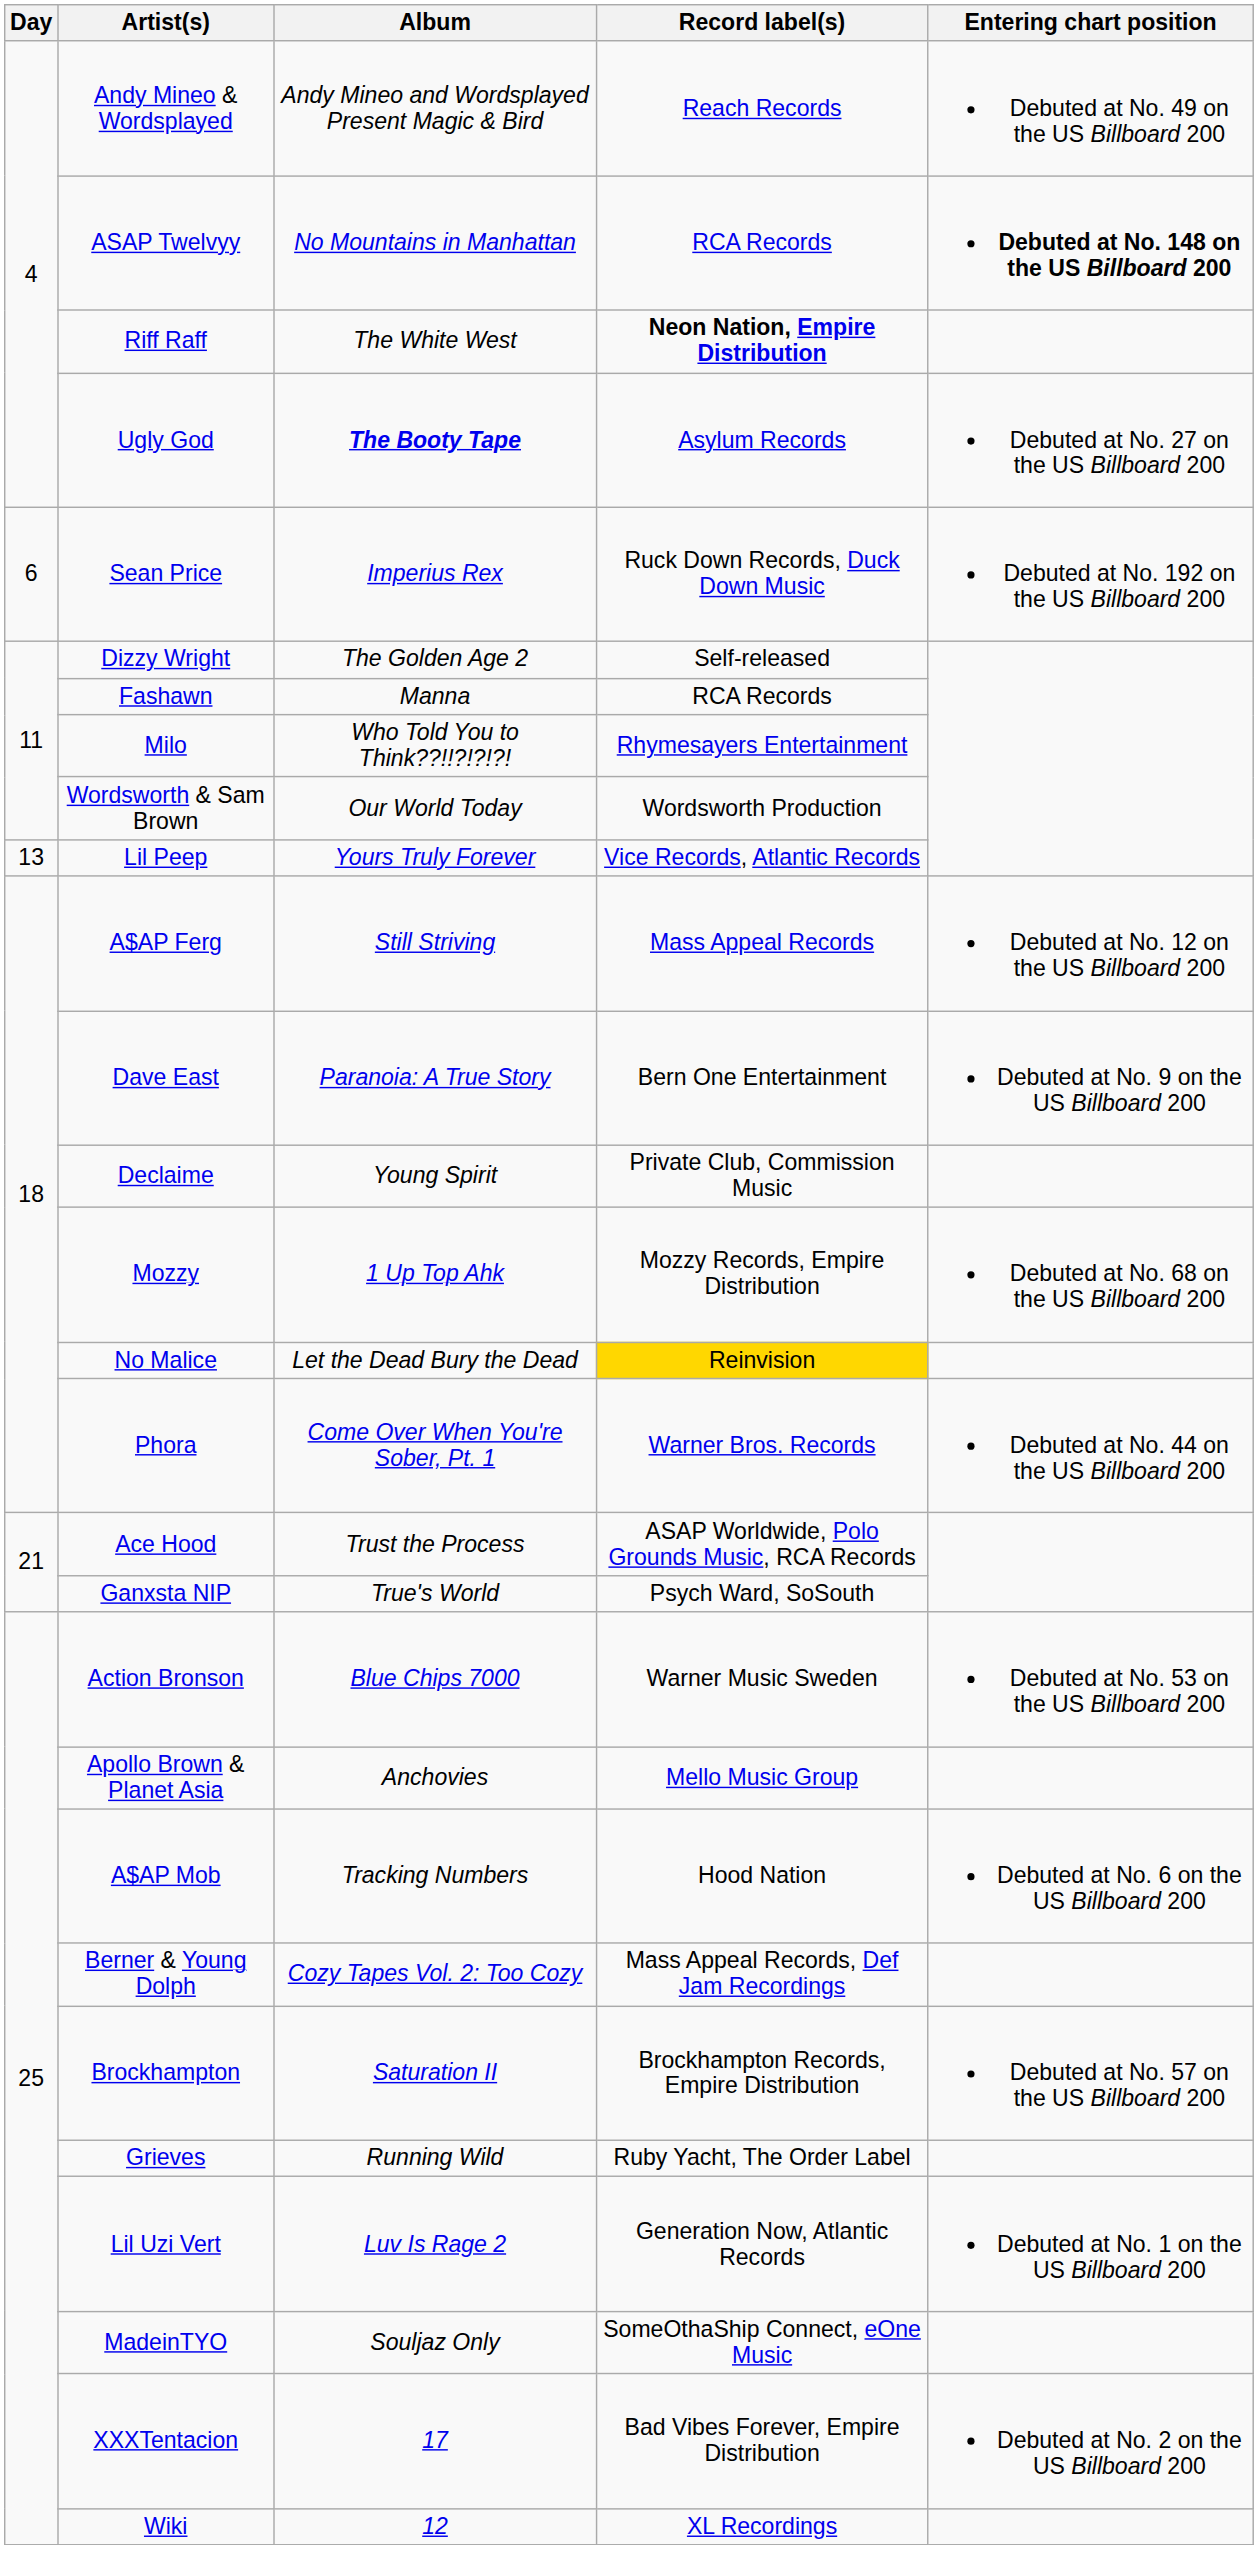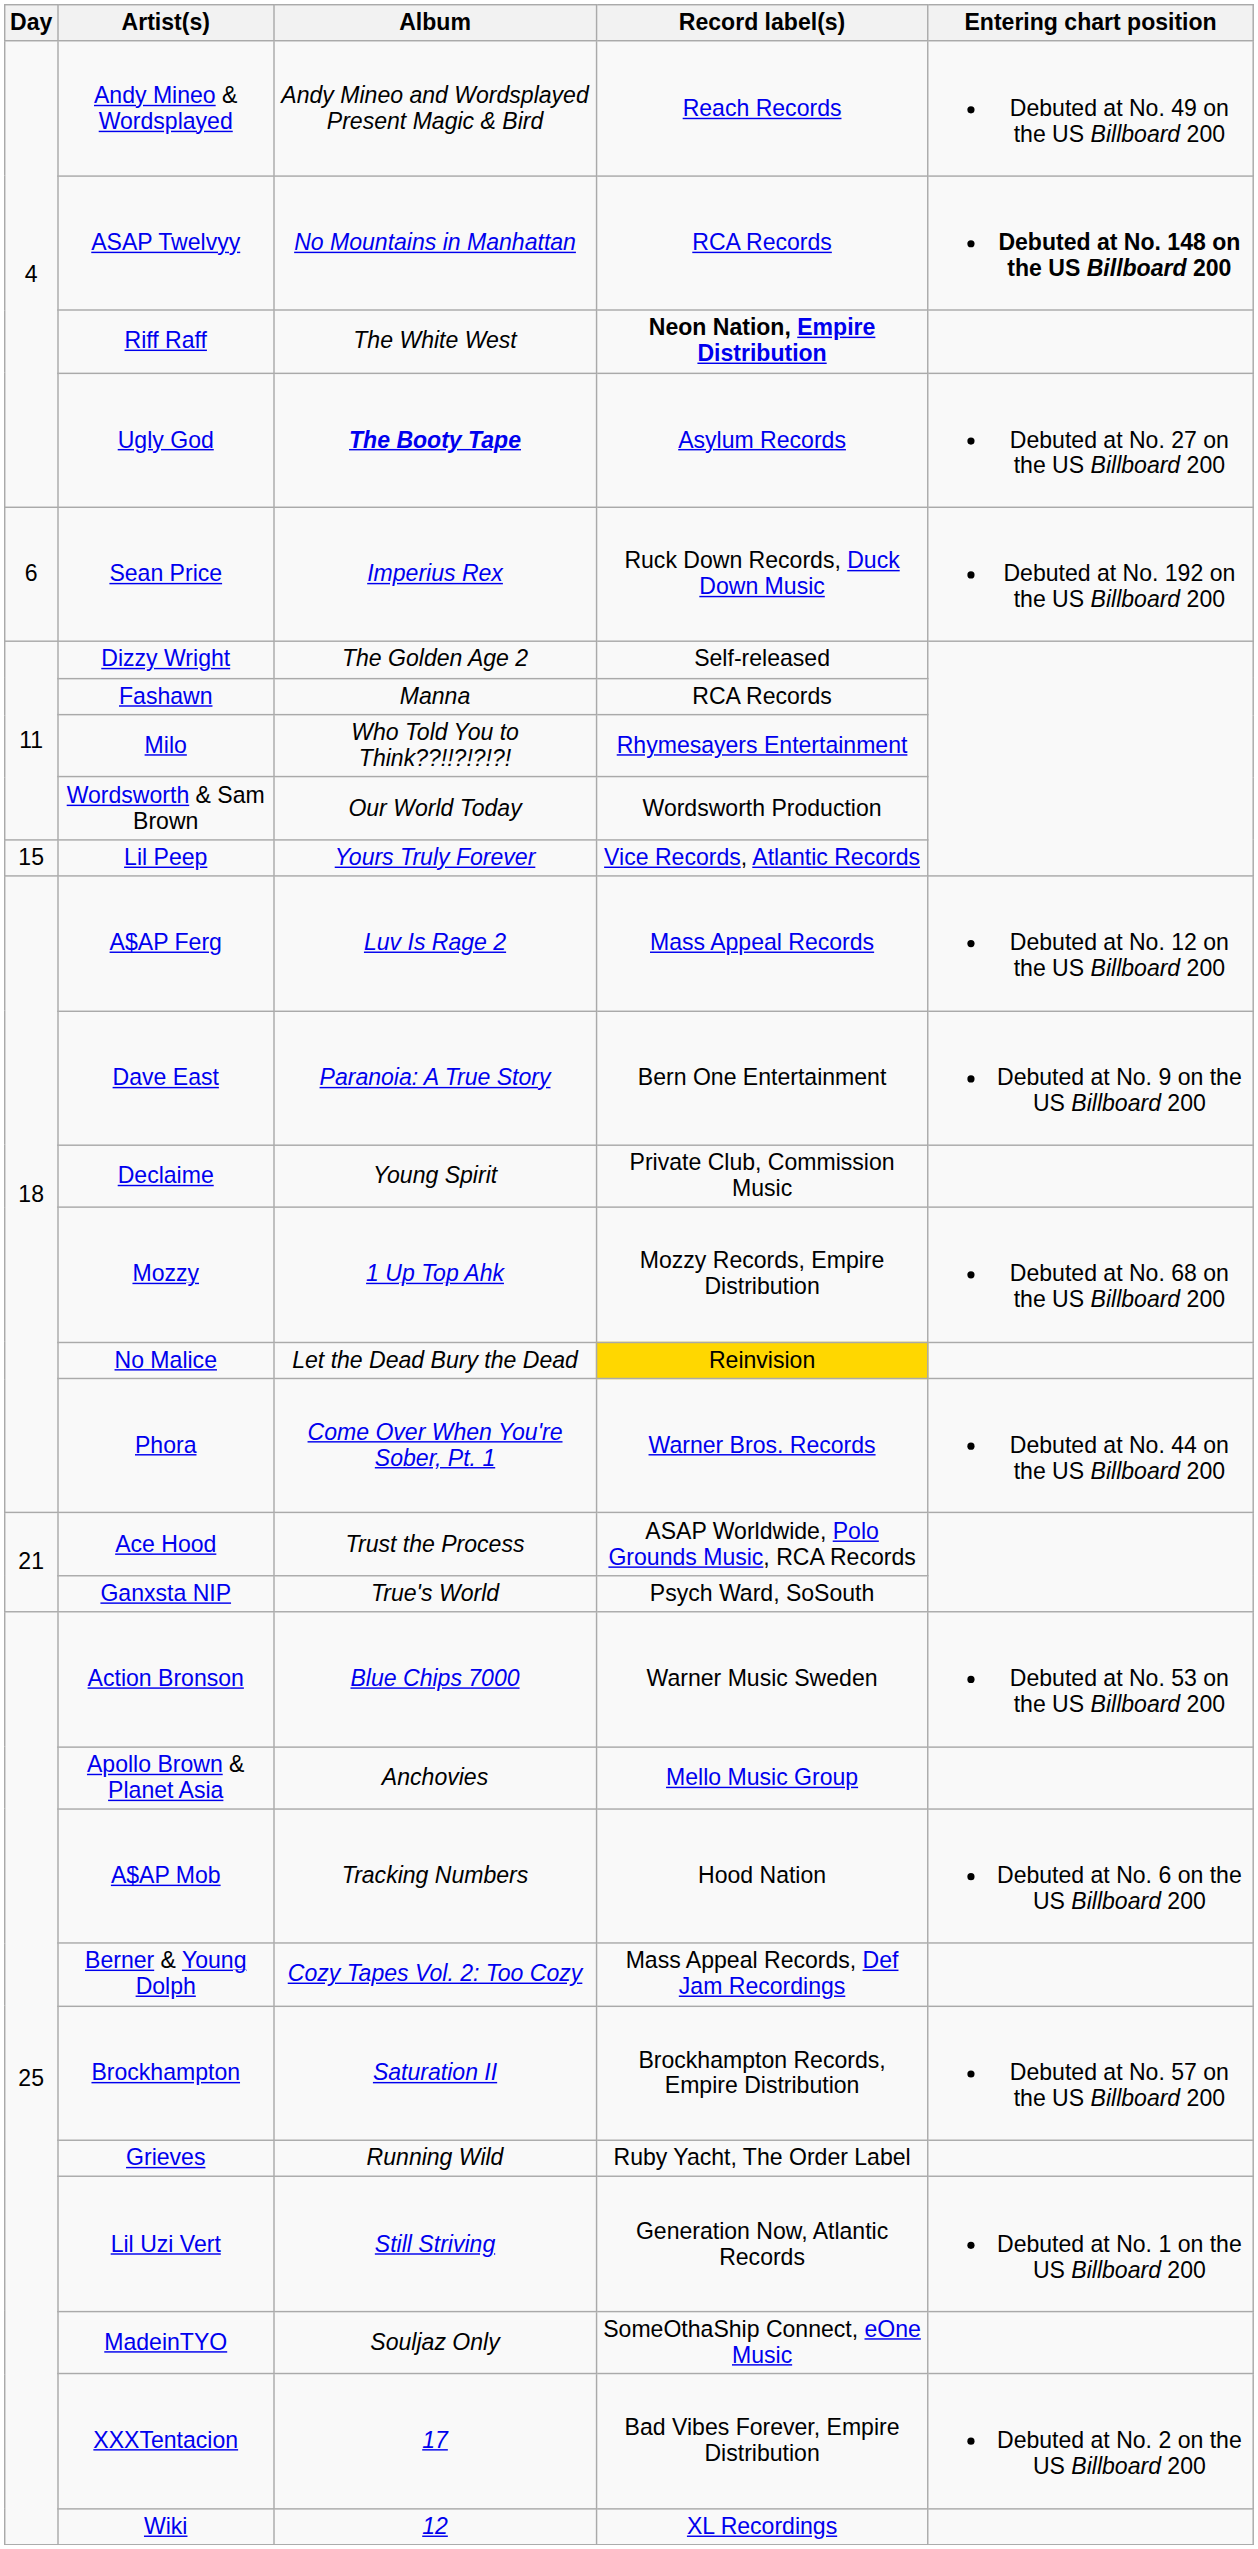(31, 857) 13 -> (31, 857) 15
(435, 943) Still Striving -> (435, 943) Luv Is Rage 2
(435, 2243) Luv Is Rage 2 -> (435, 2243) Still Striving
